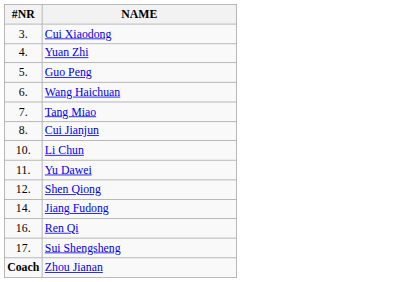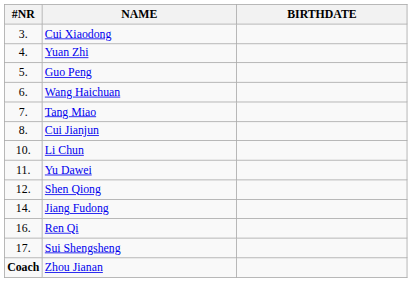+ column: (322, 14)
